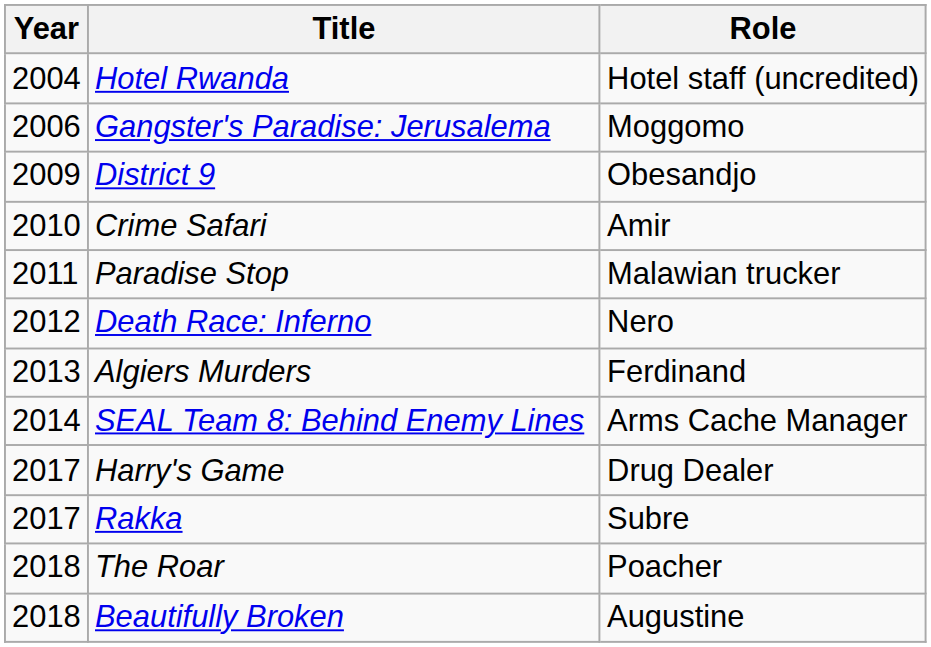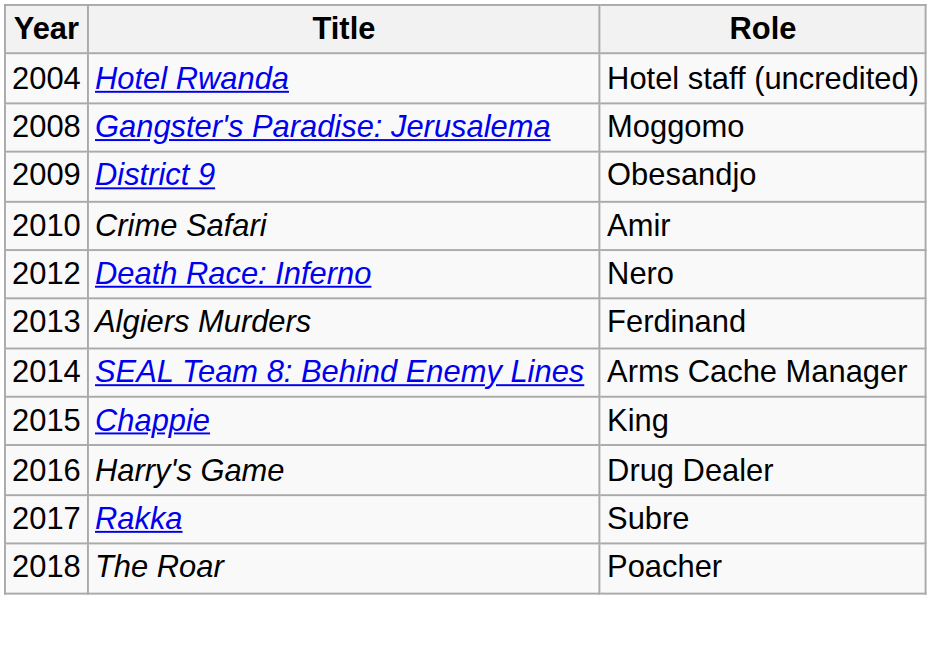(46, 126) 2006 -> (46, 126) 2008
- row: (192, 273)
+ row: (157, 420)
(46, 469) 2017 -> (46, 469) 2016
- row: (219, 616)
